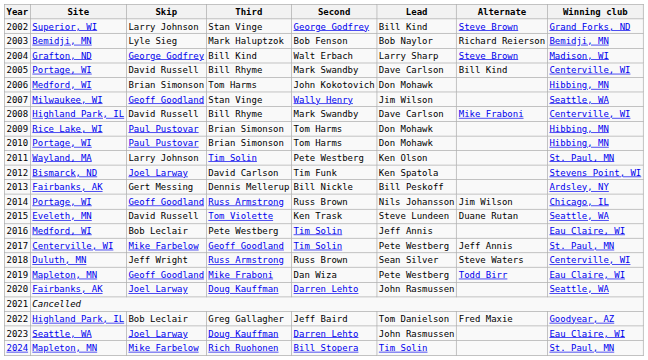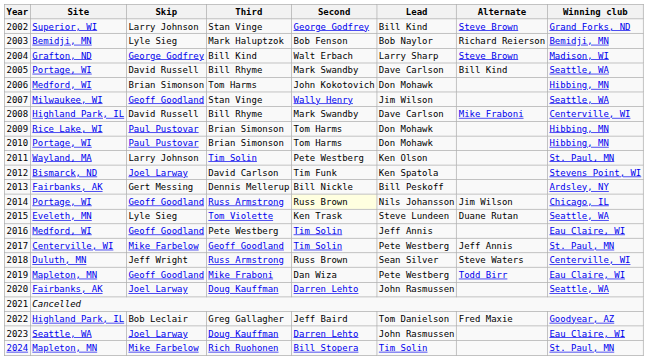(590, 70) Centerville, WI -> (579, 70) Seattle, WA
(321, 202) no background -> (321, 202) lightyellow background
(164, 216) David Russell -> (153, 216) Lyle Sieg
(158, 231) Bob Leclair -> (166, 231) Geoff Goodland
